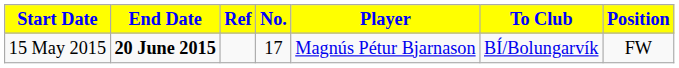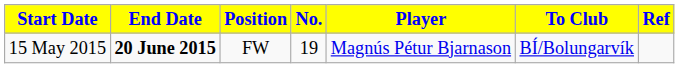columns swapped: (638, 18) <-> (238, 18)
(273, 47) 17 -> (309, 47) 19
